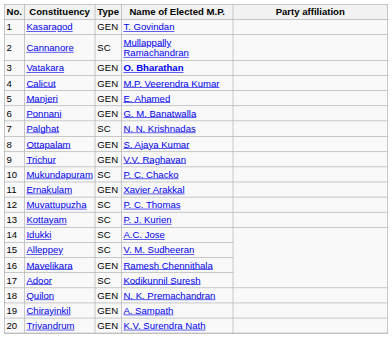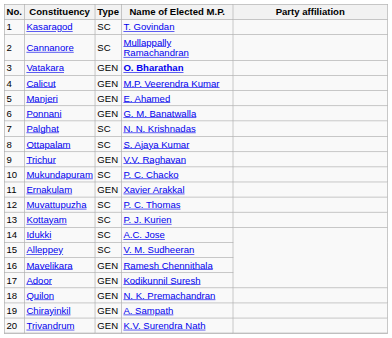(108, 27) GEN -> (104, 27) SC
(108, 144) GEN -> (104, 144) SC
(104, 281) SC -> (108, 281) GEN
